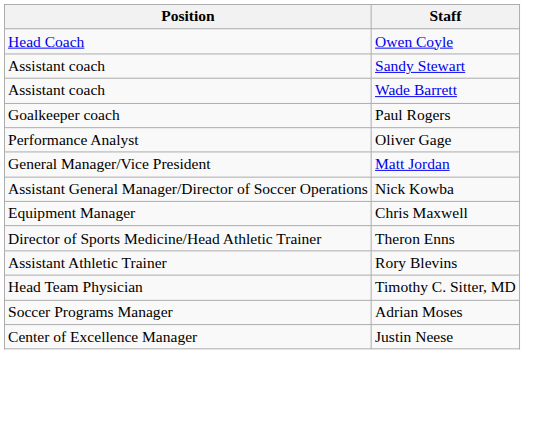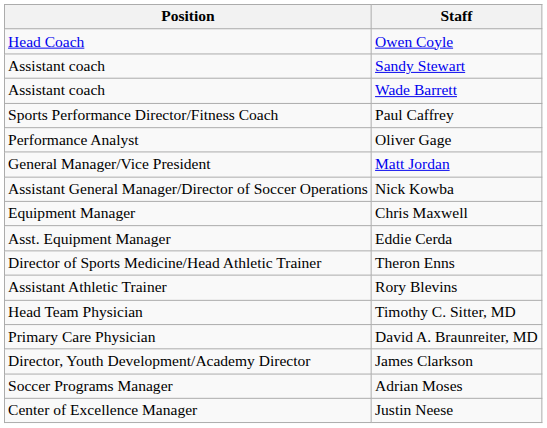- row: (413, 115)
+ row: (414, 115)
+ row: (414, 238)
+ row: (456, 336)
+ row: (424, 361)
